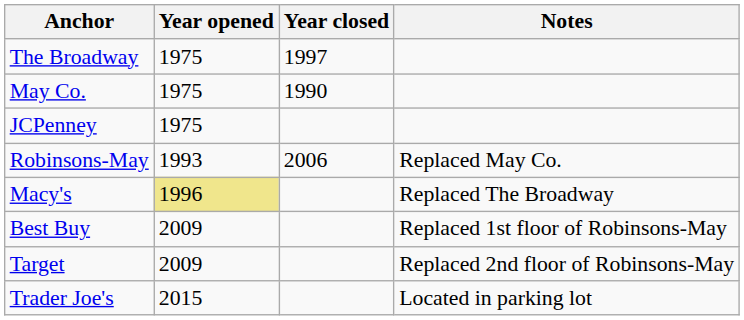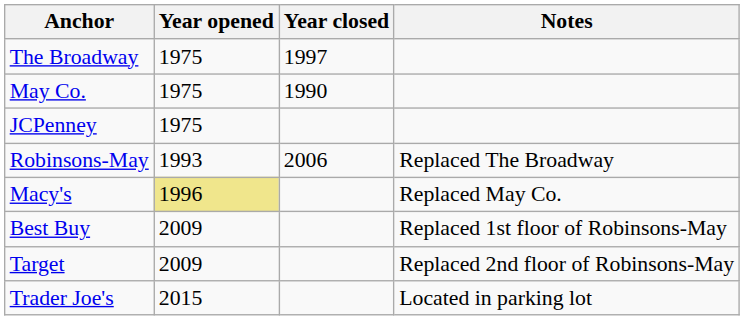(481, 159) Replaced May Co. -> (507, 159) Replaced The Broadway
(507, 194) Replaced The Broadway -> (481, 194) Replaced May Co.
